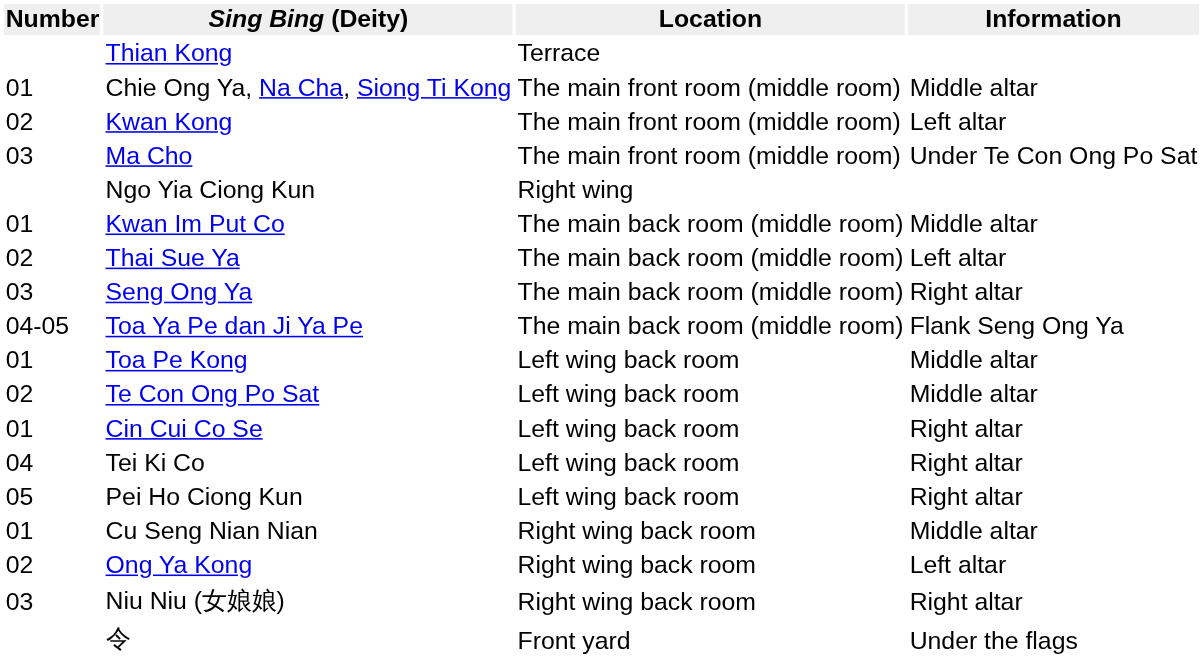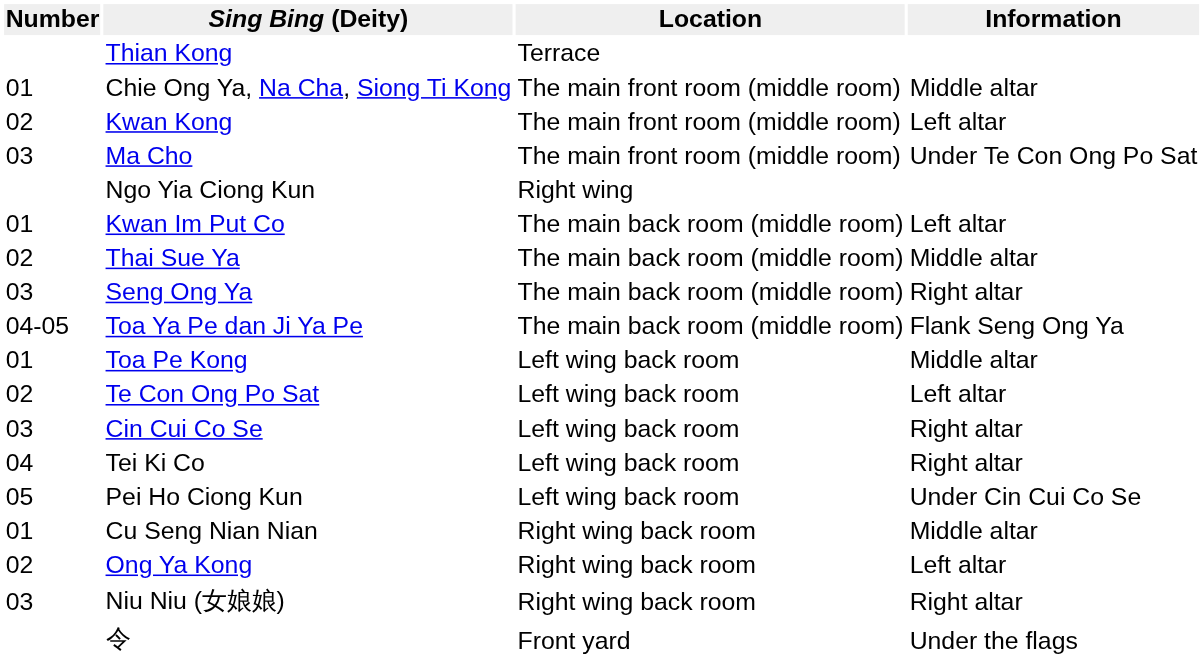(974, 223) Middle altar -> (958, 223) Left altar
(958, 258) Left altar -> (974, 258) Middle altar
(974, 394) Middle altar -> (958, 394) Left altar
(19, 428) 01 -> (19, 428) 03
(966, 496) Right altar -> (1025, 496) Under Cin Cui Co Se
